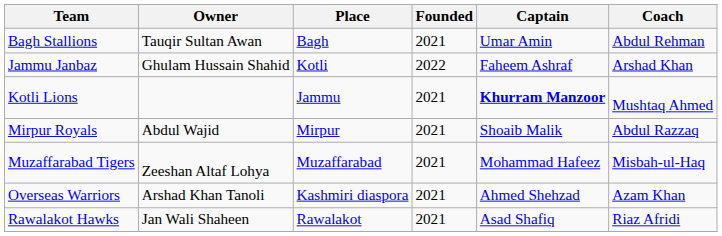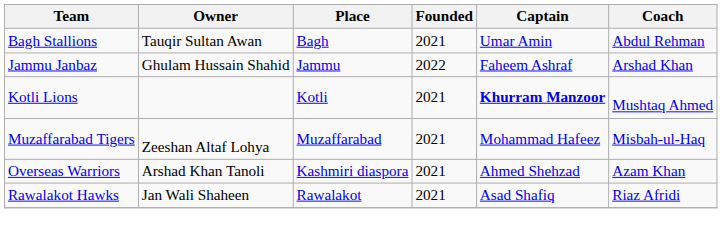(312, 64) Kotli -> (318, 64) Jammu
(318, 97) Jammu -> (312, 97) Kotli
- row: (53, 130)
